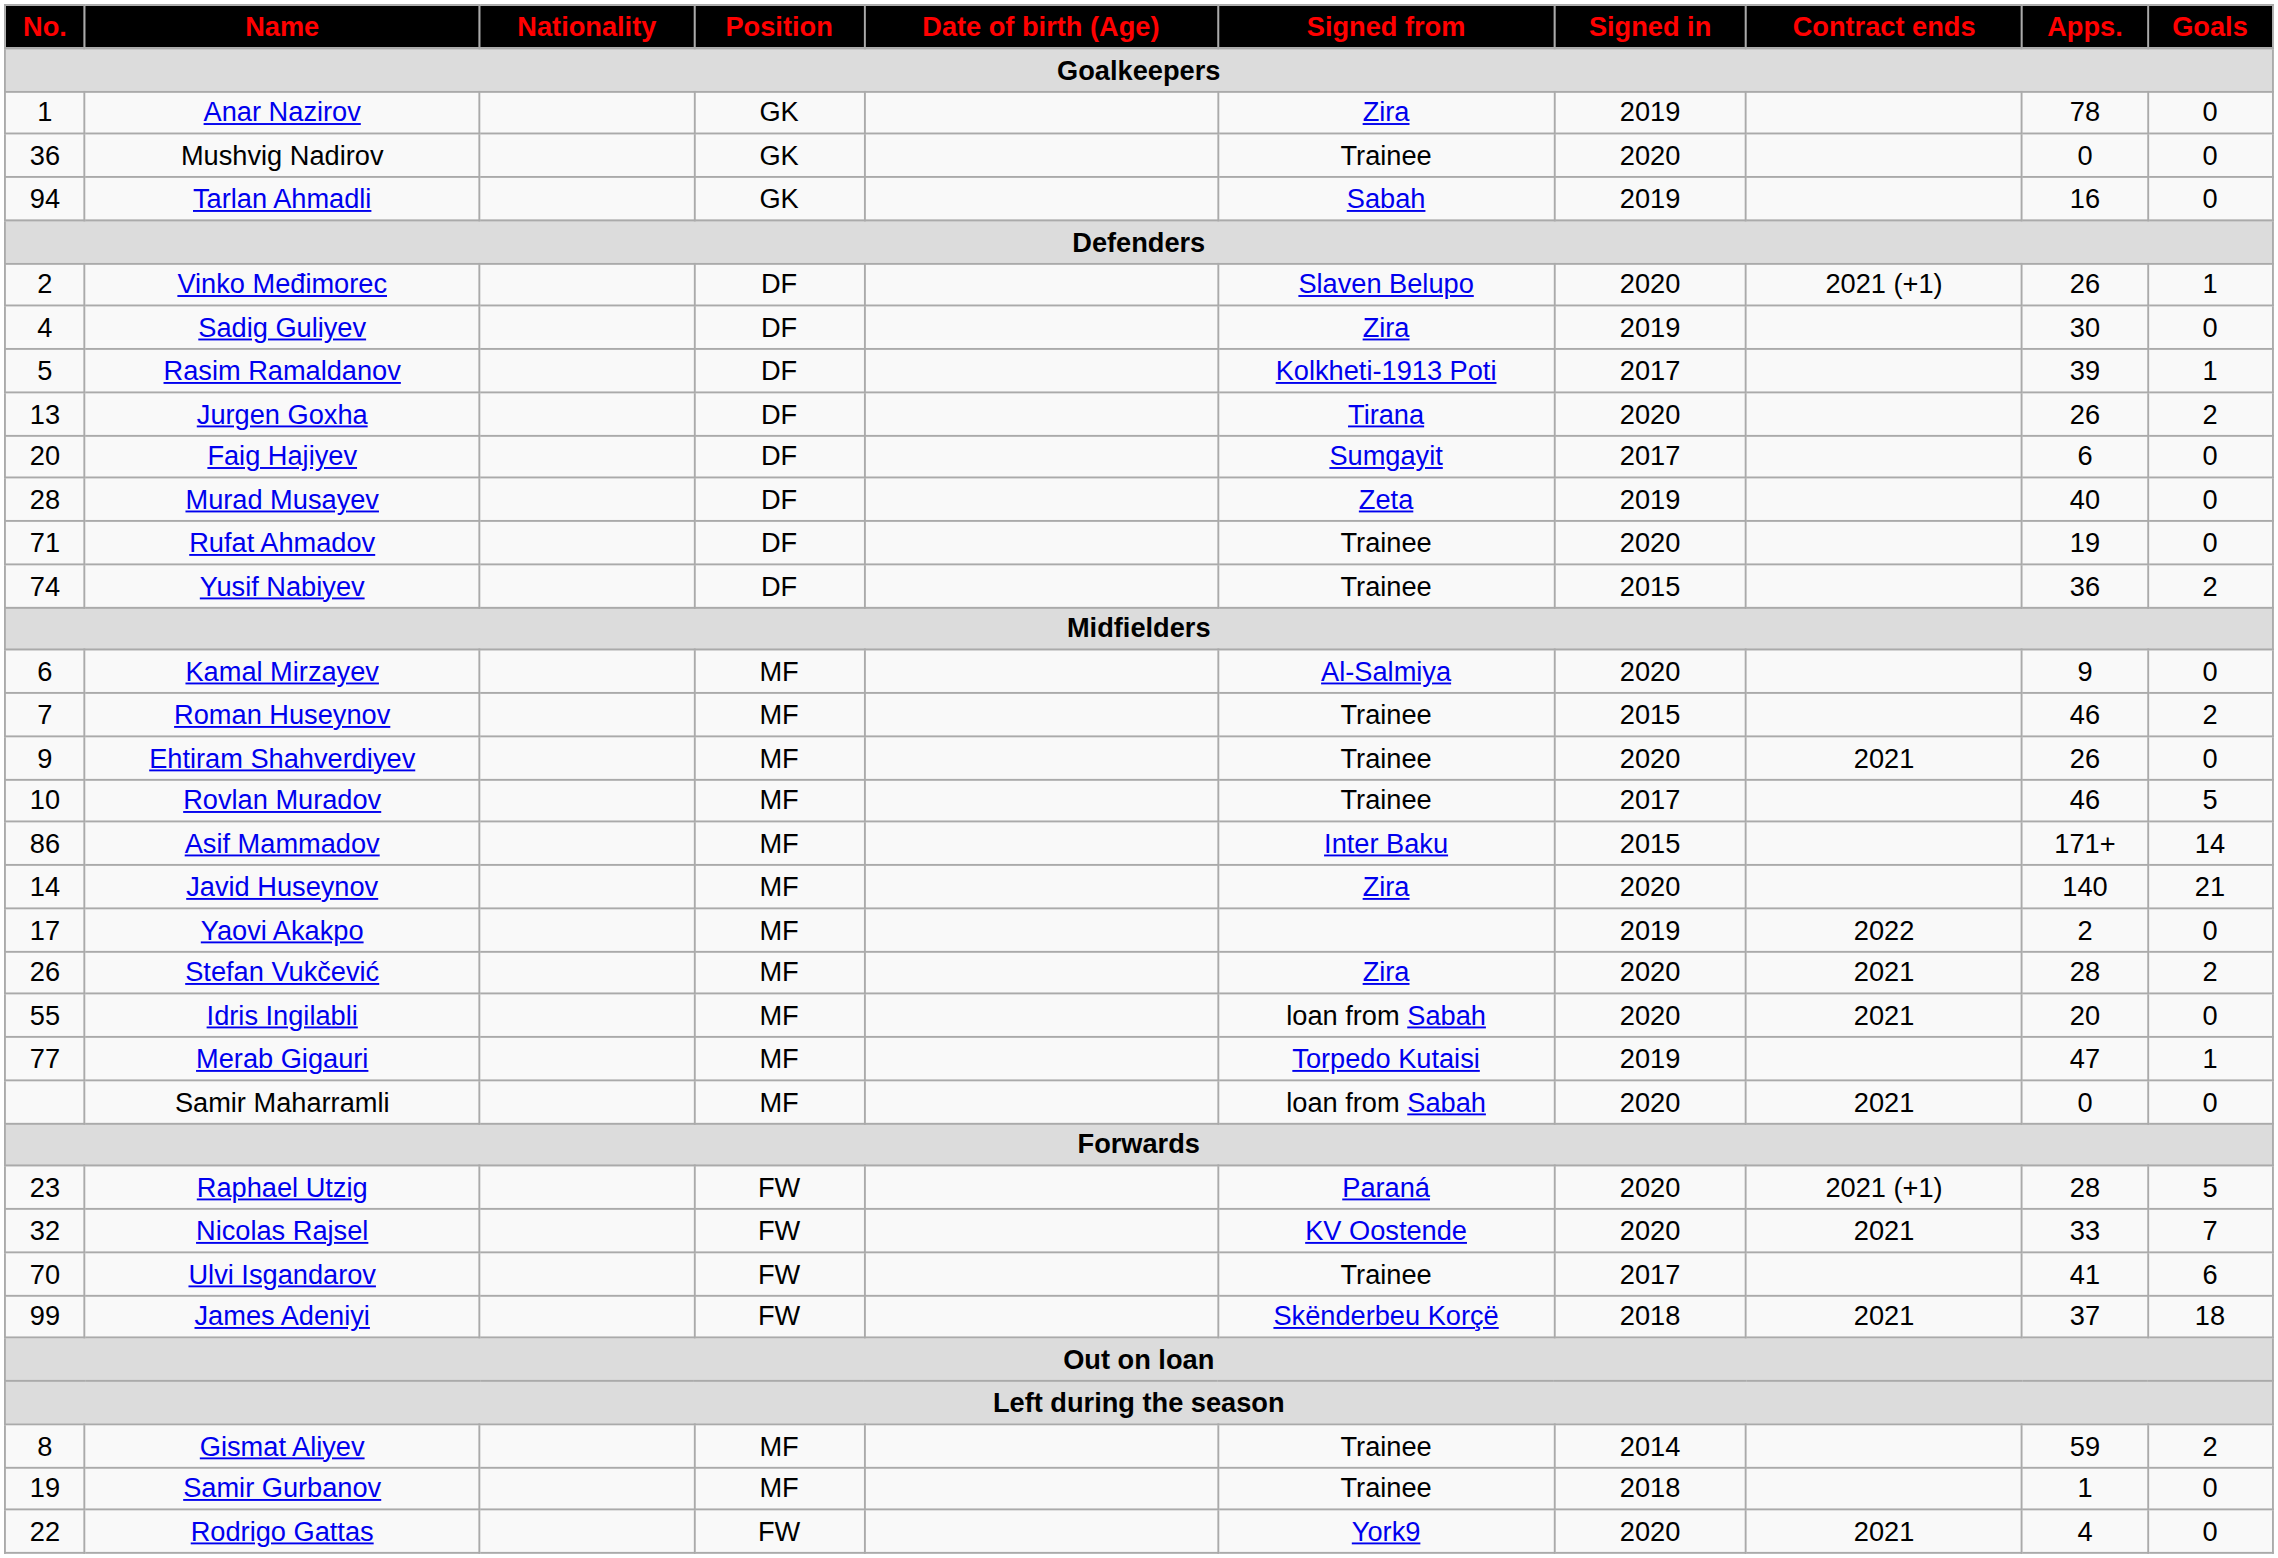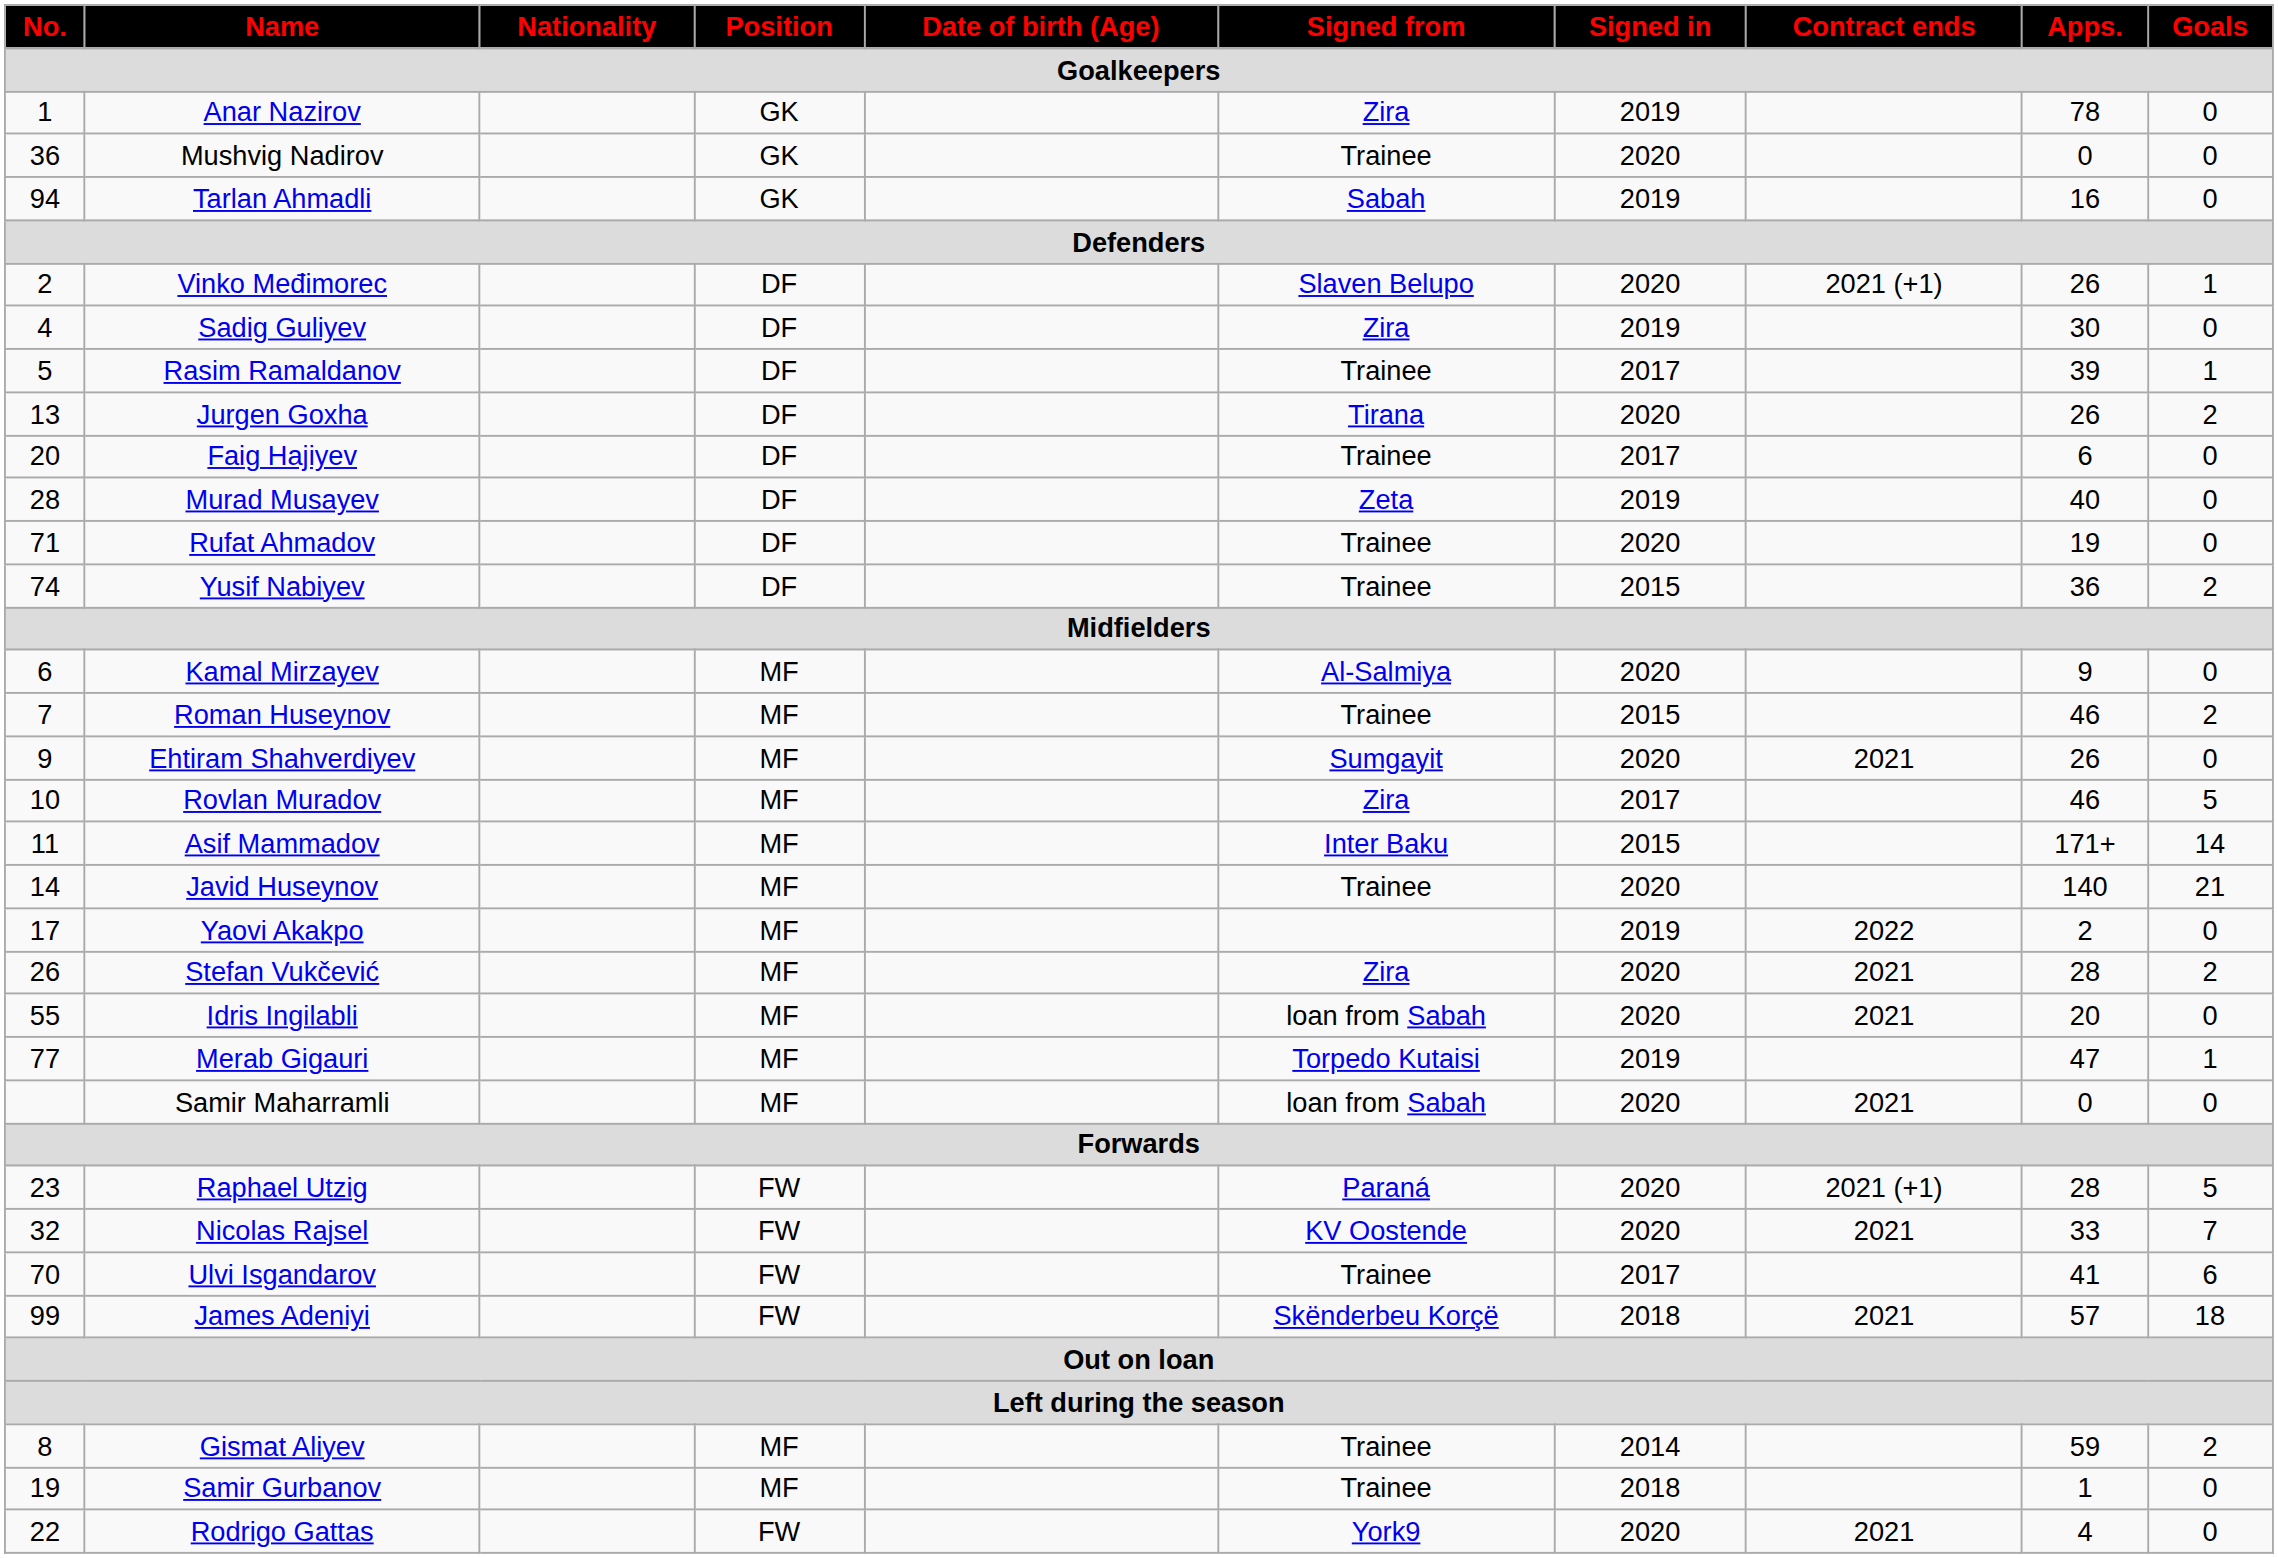(1386, 371) Kolkheti-1913 Poti -> (1386, 371) Trainee
(1386, 457) Sumgayit -> (1386, 457) Trainee
(1386, 758) Trainee -> (1386, 758) Sumgayit
(1386, 801) Trainee -> (1386, 801) Zira
(45, 844) 86 -> (45, 844) 11
(1386, 887) Zira -> (1386, 887) Trainee
(2085, 1317) 37 -> (2085, 1317) 57
